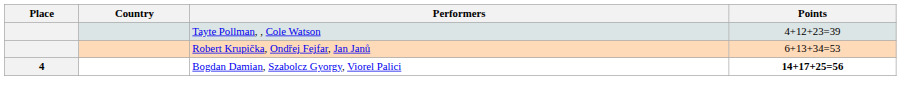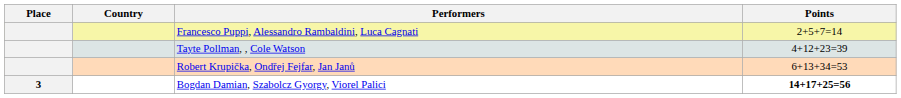+ row: (298, 31)
(42, 67) 4 -> (39, 85) 3
